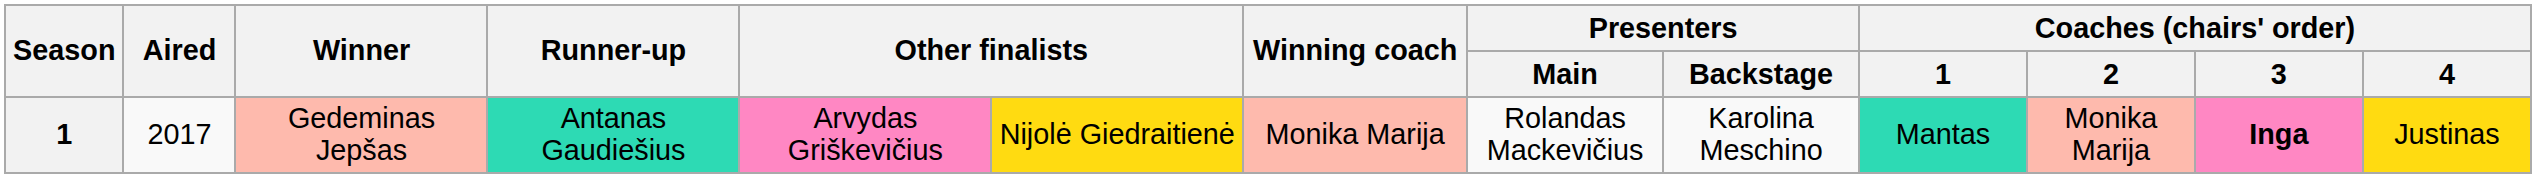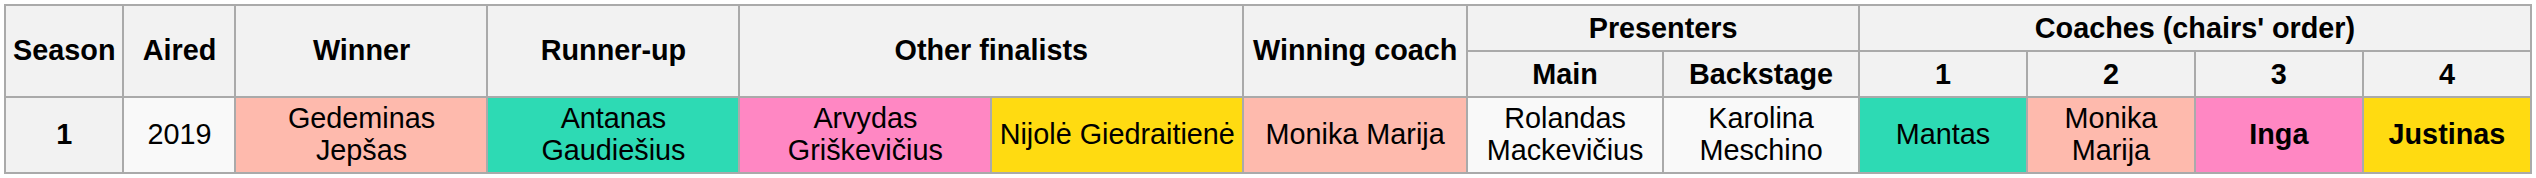(180, 135) 2017 -> (180, 135) 2019
(2447, 135) normal -> (2447, 135) bold
